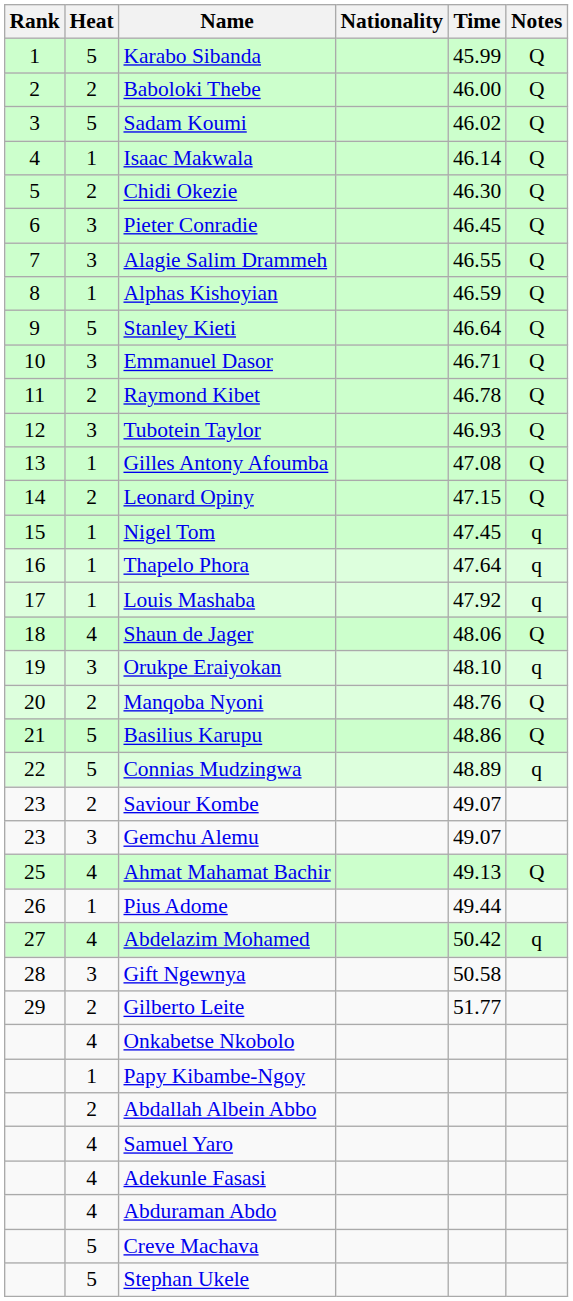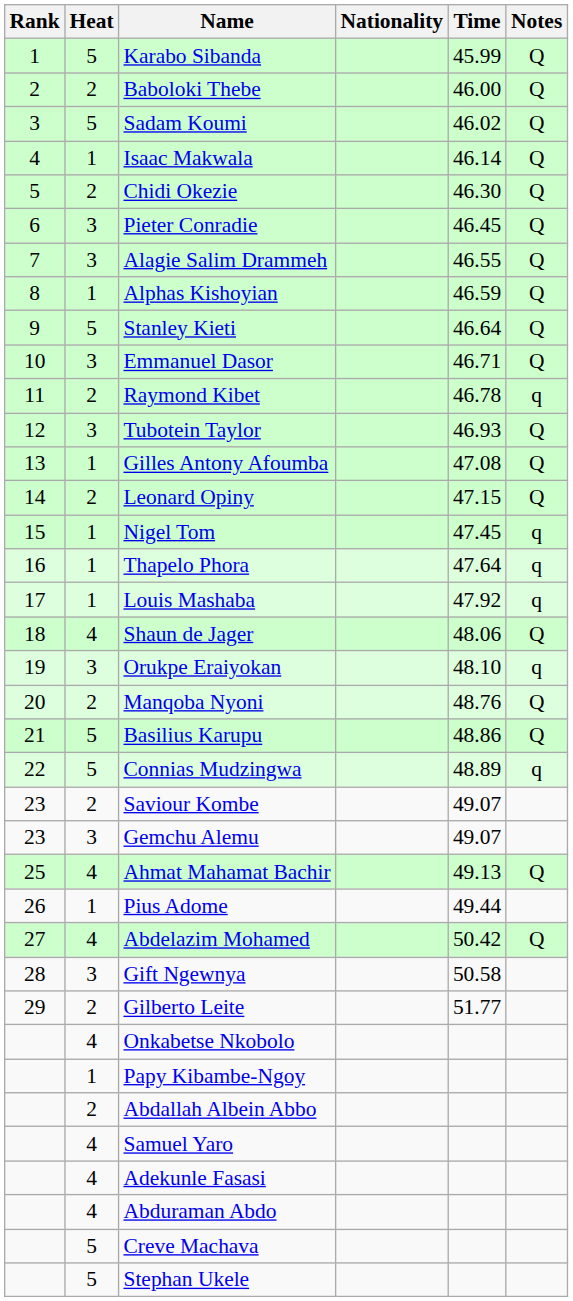(537, 395) Q -> (537, 395) q
(537, 939) q -> (537, 939) Q
